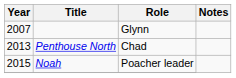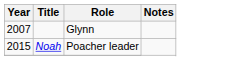- row: (76, 47)
